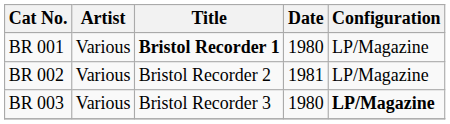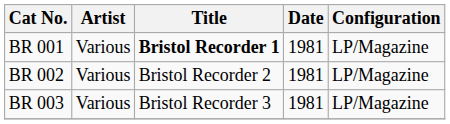(306, 47) 1980 -> (306, 47) 1981
(306, 103) 1980 -> (306, 103) 1981
(383, 103) bold -> (380, 103) normal
